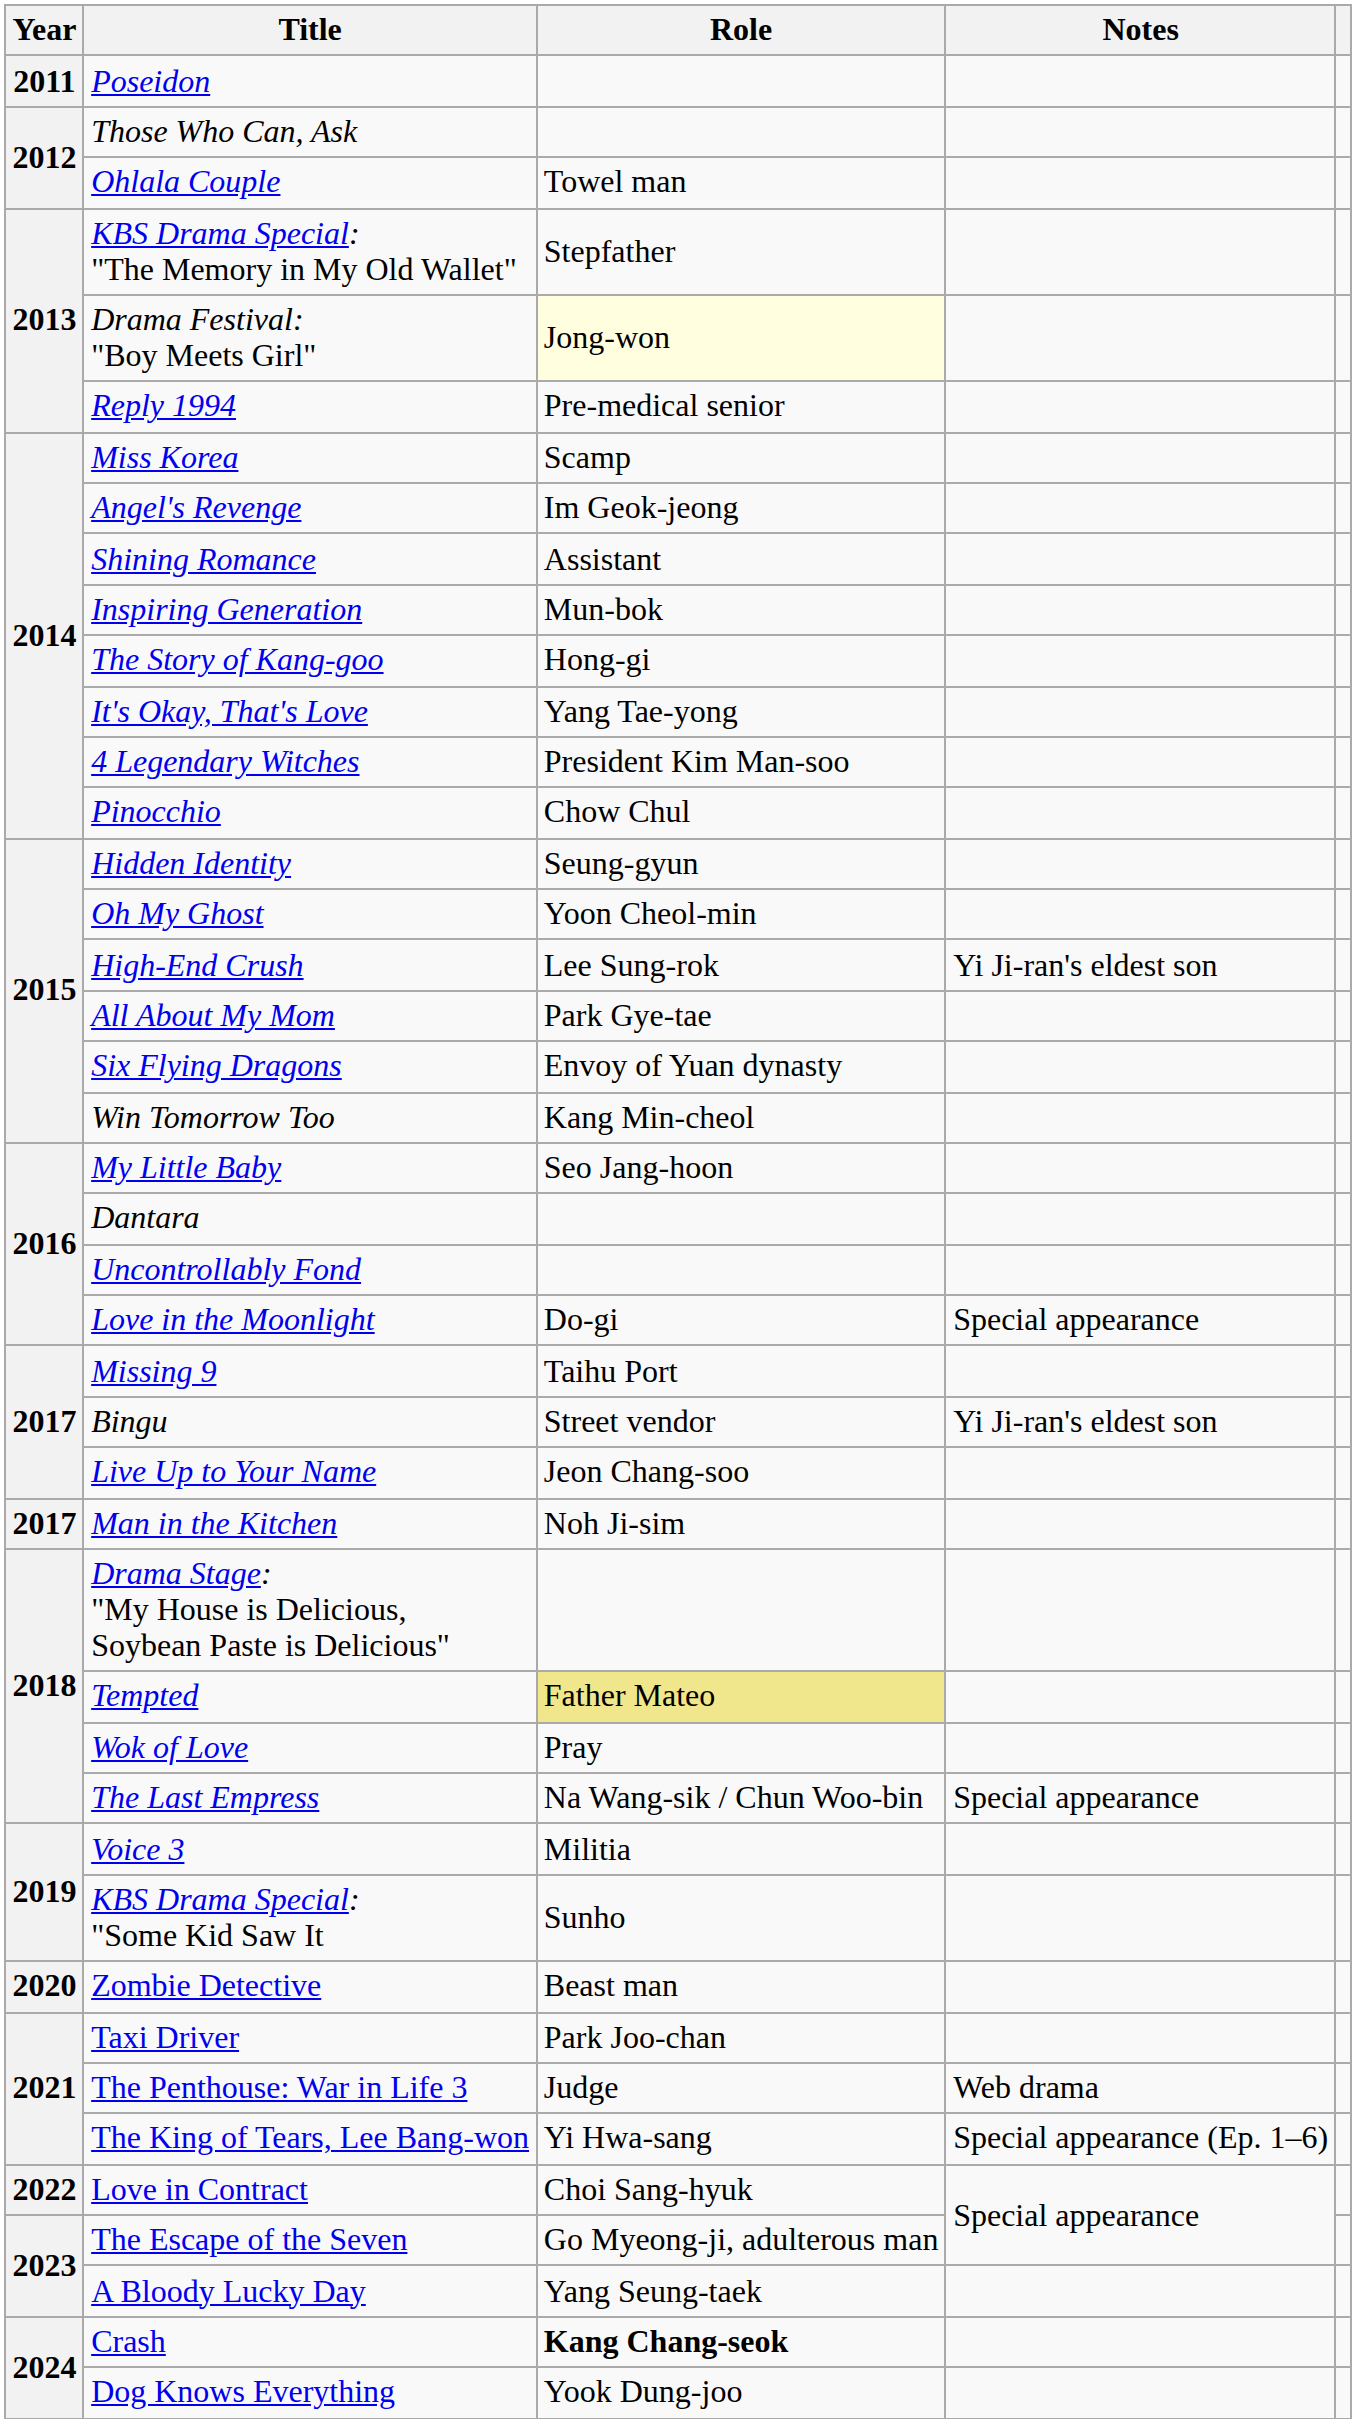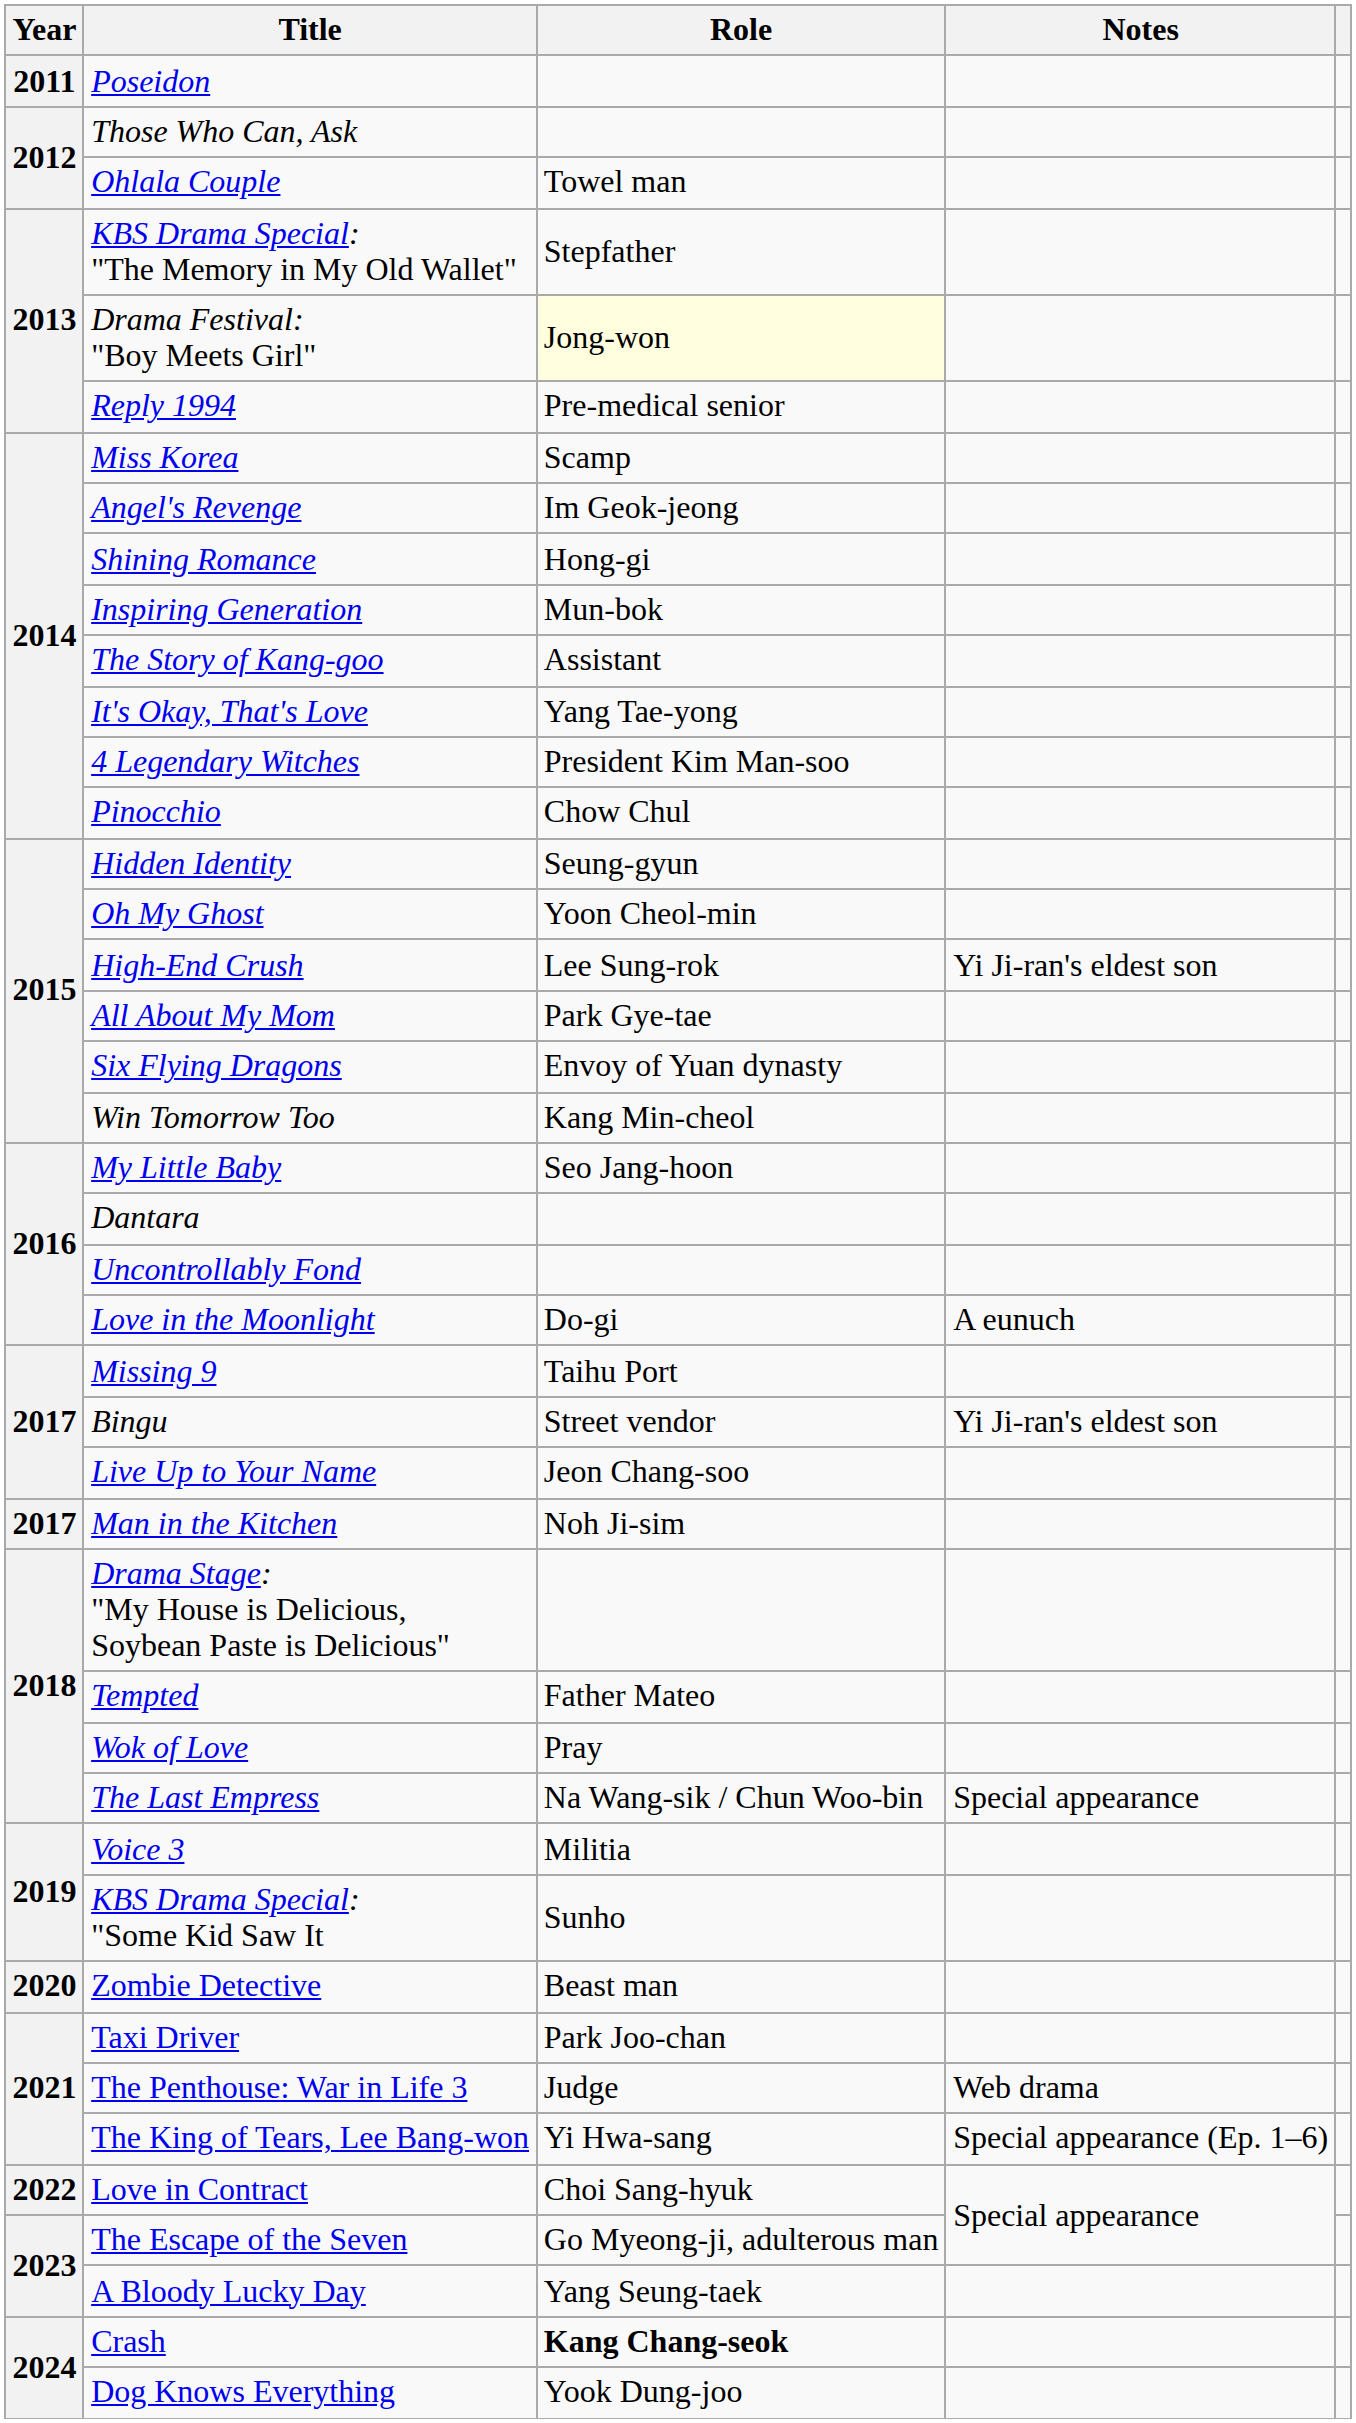(602, 558) Assistant -> (597, 558) Hong-gi
(597, 660) Hong-gi -> (602, 660) Assistant
(1076, 1319) Special appearance -> (1014, 1319) A eunuch
(630, 1696) khaki background -> (630, 1696) no background
